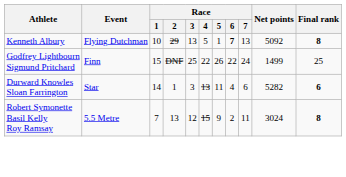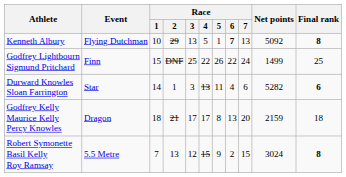+ row: (34, 118)
(245, 118) 11 -> (245, 154) 15
